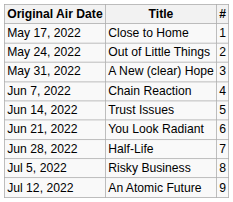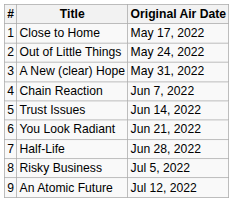columns swapped: (223, 14) <-> (55, 14)
